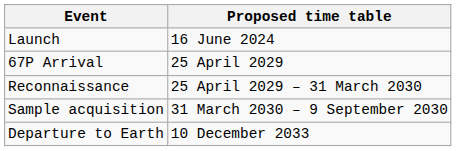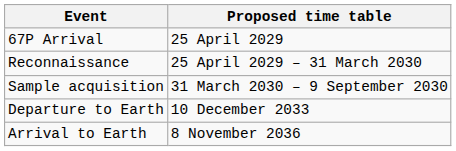- row: (34, 40)
+ row: (77, 134)
